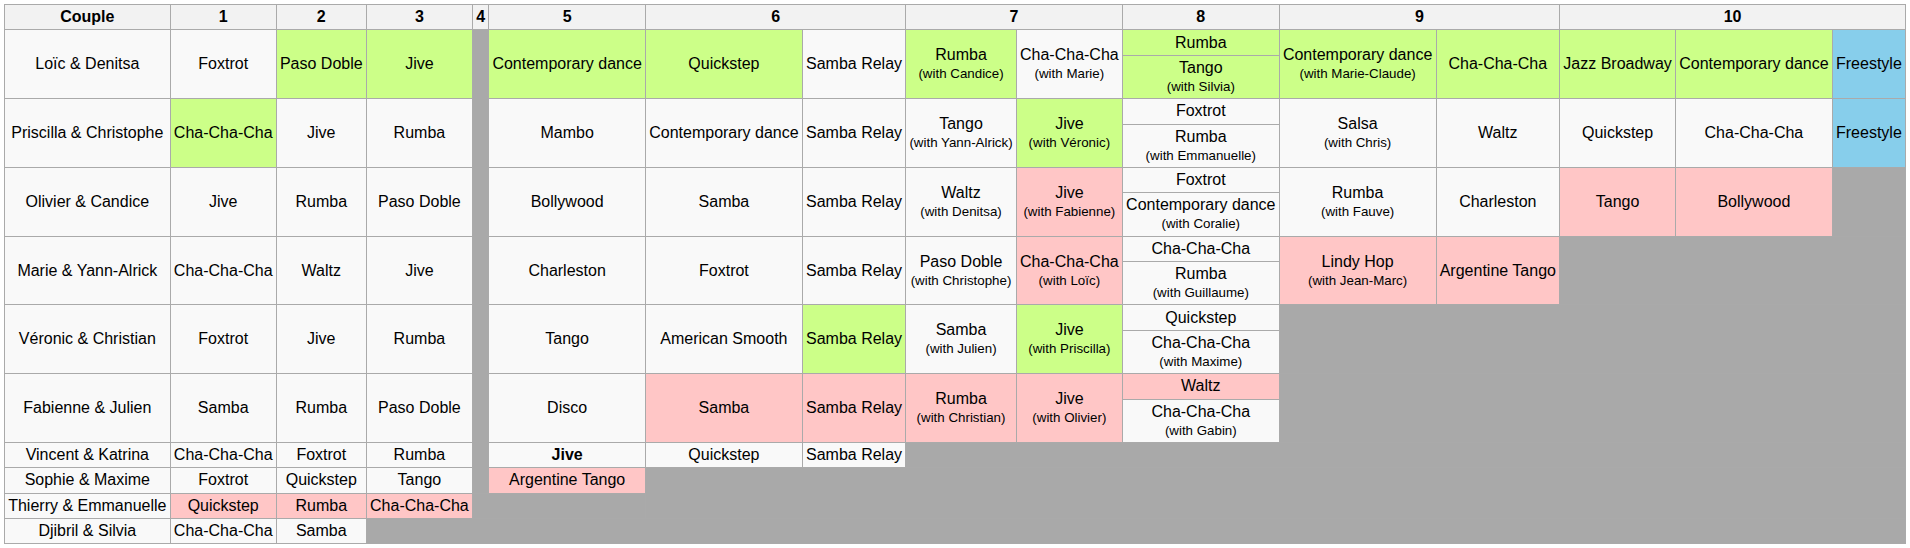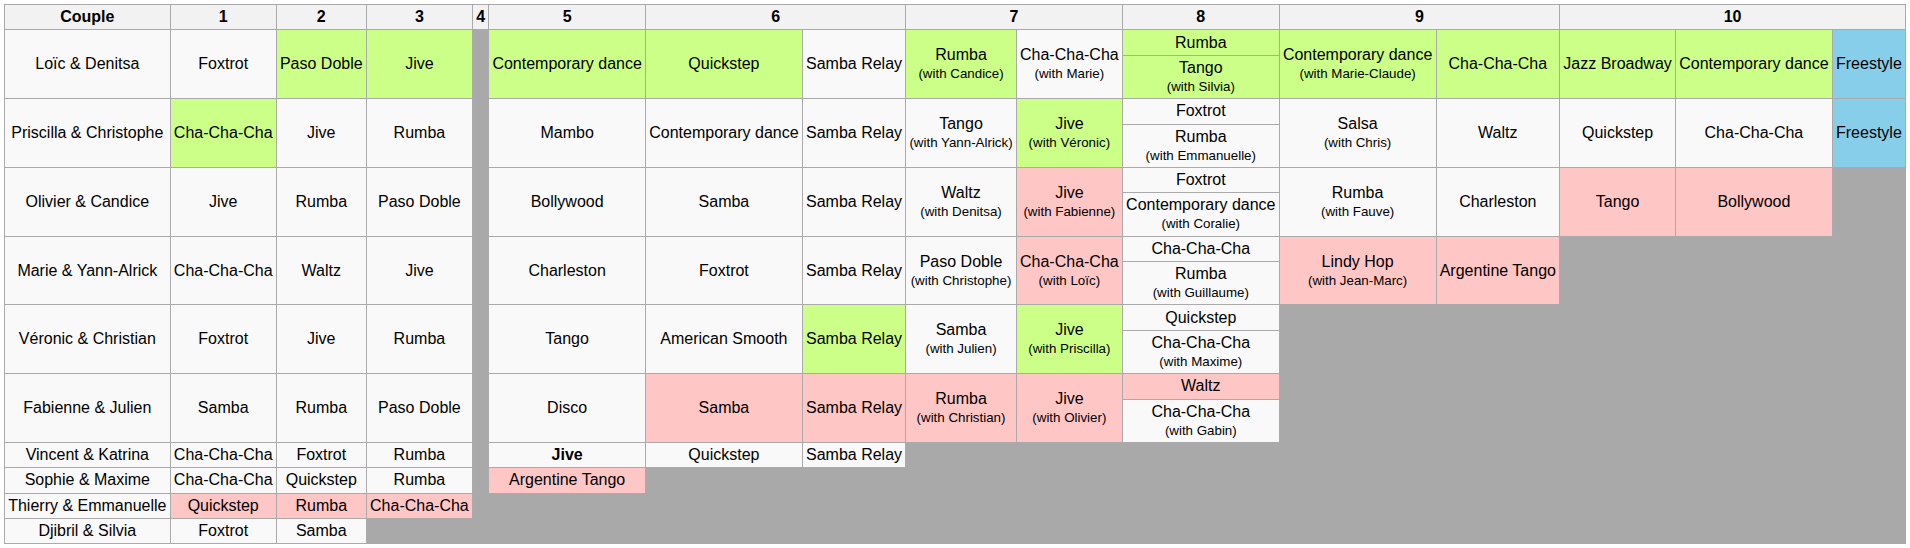(223, 480) Foxtrot -> (223, 480) Cha-Cha-Cha
(419, 480) Tango -> (419, 480) Rumba
(223, 531) Cha-Cha-Cha -> (223, 531) Foxtrot
